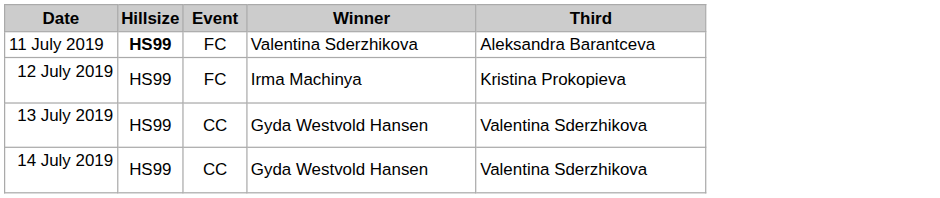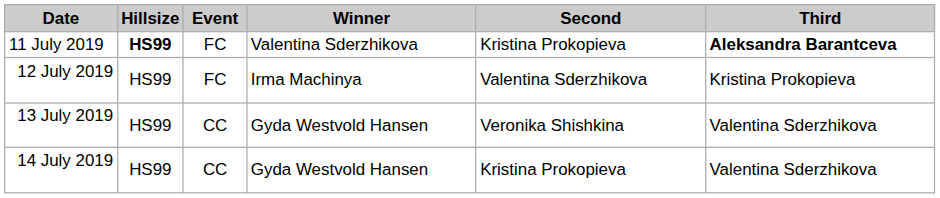+ column: (591, 18)
(568, 44) normal -> (803, 44) bold
